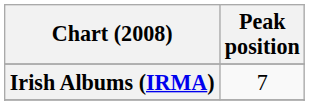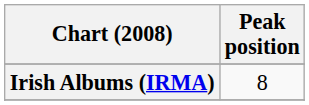(262, 81) 7 -> (262, 81) 8
